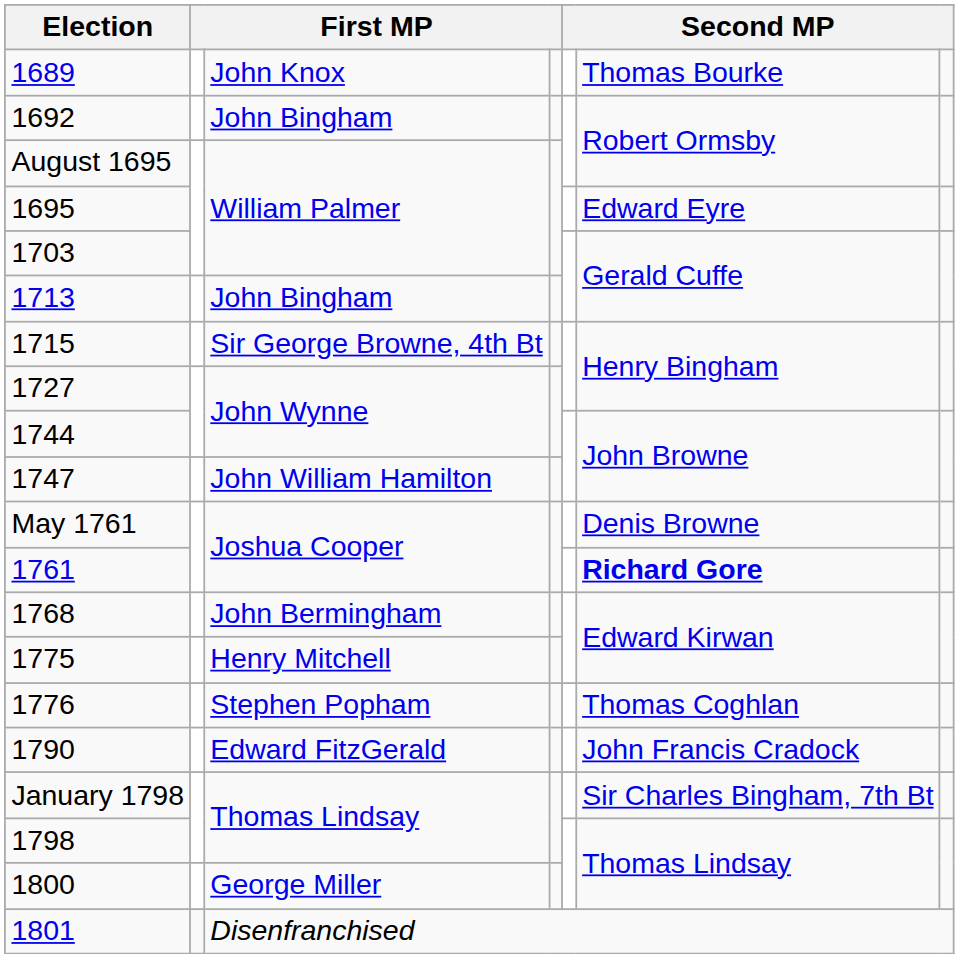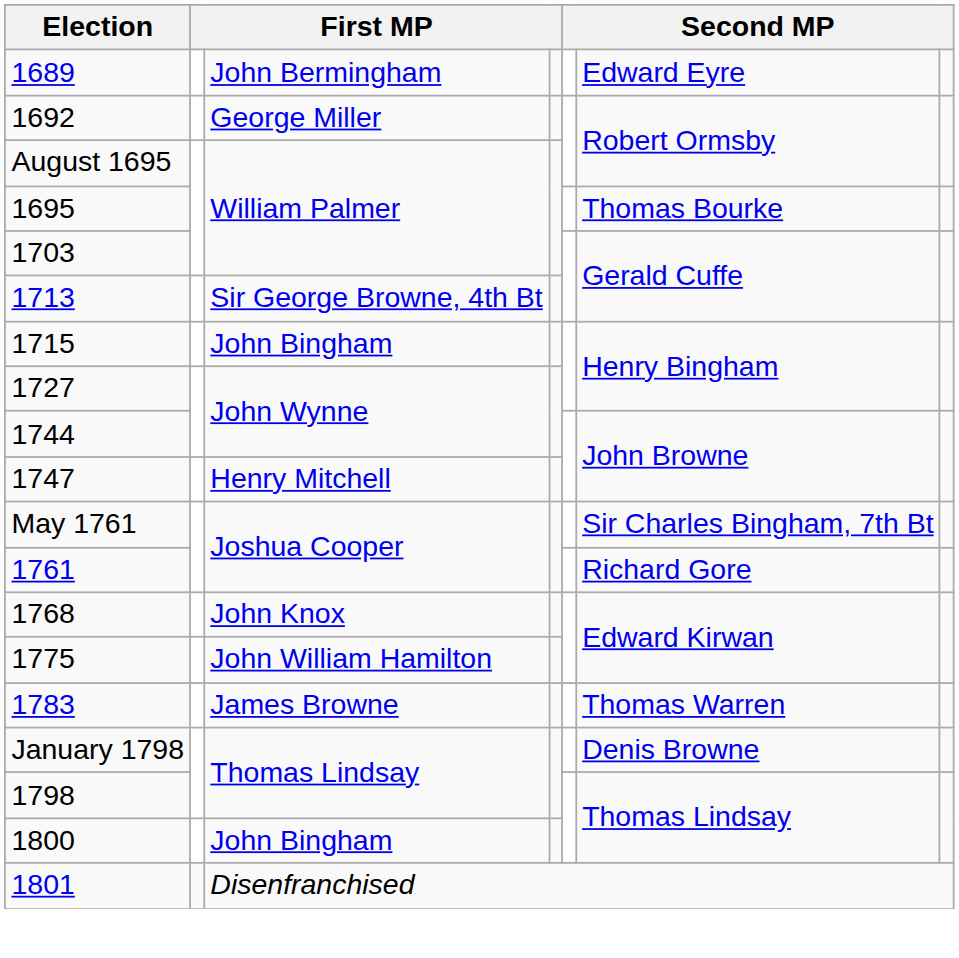(278, 72) John Knox -> (326, 72) John Bermingham
(683, 72) Thomas Bourke -> (664, 72) Edward Eyre
(301, 117) John Bingham -> (296, 117) George Miller
(664, 207) Edward Eyre -> (683, 207) Thomas Bourke
(301, 298) John Bingham -> (377, 298) Sir George Browne, 4th Bt
(377, 343) Sir George Browne, 4th Bt -> (301, 343) John Bingham
(351, 478) John William Hamilton -> (301, 478) Henry Mitchell
(671, 523) Denis Browne -> (758, 523) Sir Charles Bingham, 7th Bt
(672, 569) bold -> (667, 569) normal
(326, 614) John Bermingham -> (278, 614) John Knox
(301, 659) Henry Mitchell -> (351, 659) John William Hamilton
- row: (43, 704)
+ row: (43, 704)
- row: (43, 749)
(758, 794) Sir Charles Bingham, 7th Bt -> (671, 749) Denis Browne
(296, 885) George Miller -> (301, 840) John Bingham
